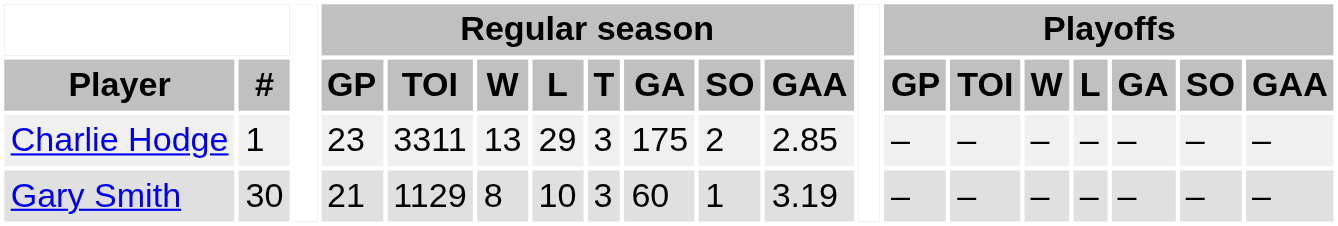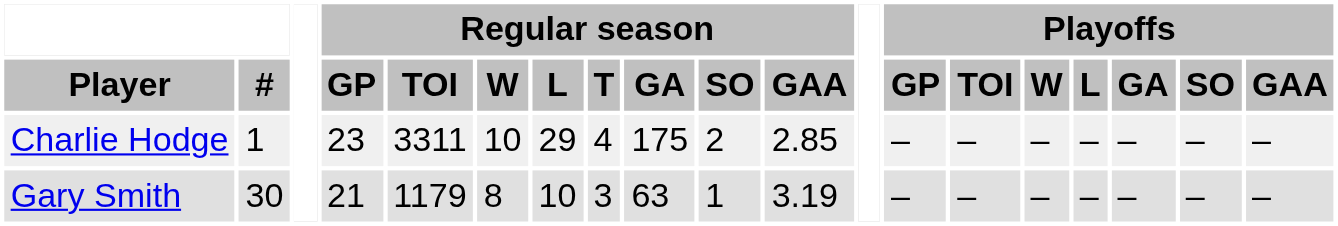(503, 140) 13 -> (503, 140) 10
(603, 140) 3 -> (603, 140) 4
(430, 195) 1129 -> (430, 195) 1179
(650, 195) 60 -> (650, 195) 63
